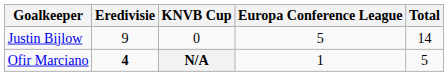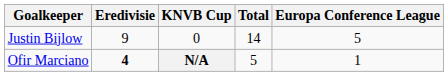columns swapped: (320, 15) <-> (424, 15)
